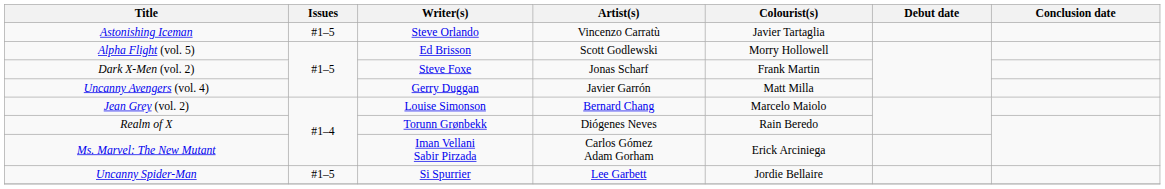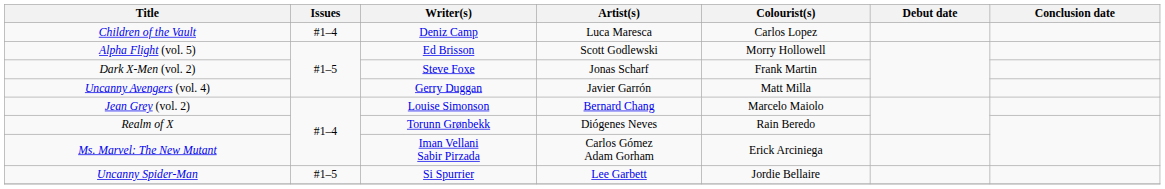- row: (146, 32)
+ row: (147, 32)
